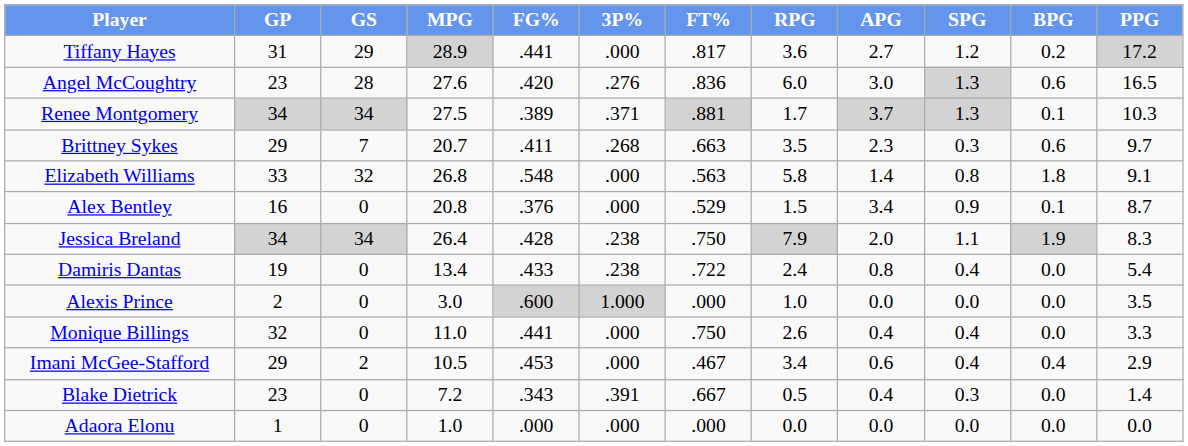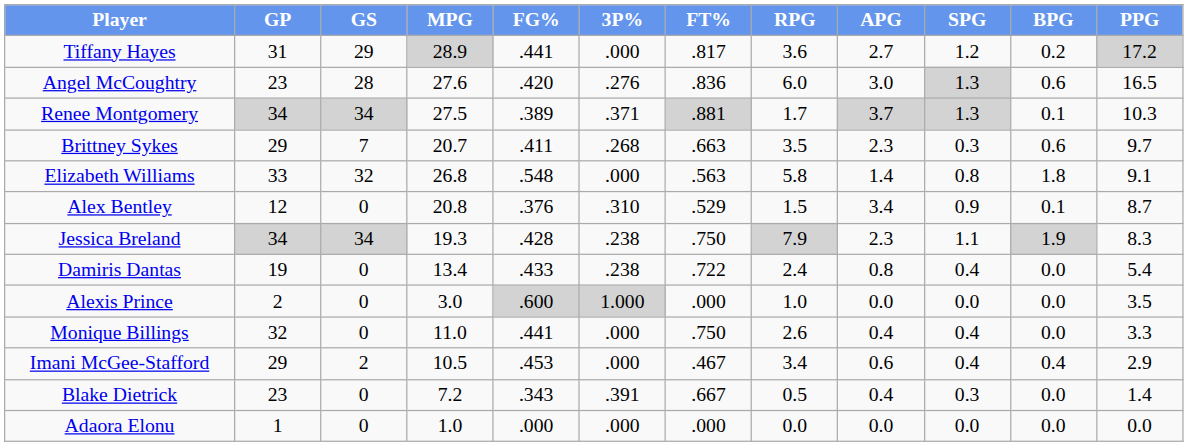(278, 207) 16 -> (278, 207) 12
(622, 207) .000 -> (622, 207) .310
(450, 238) 26.4 -> (450, 238) 19.3
(881, 238) 2.0 -> (881, 238) 2.3
